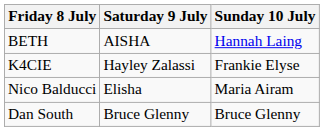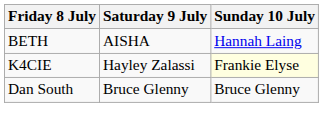(257, 65) no background -> (257, 65) lightyellow background
- row: (52, 89)
